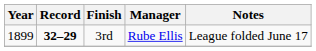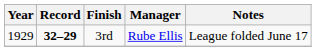(21, 35) 1899 -> (21, 35) 1929
